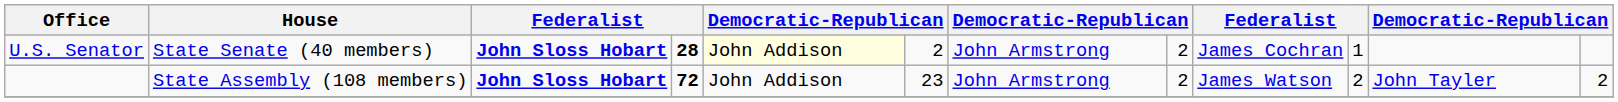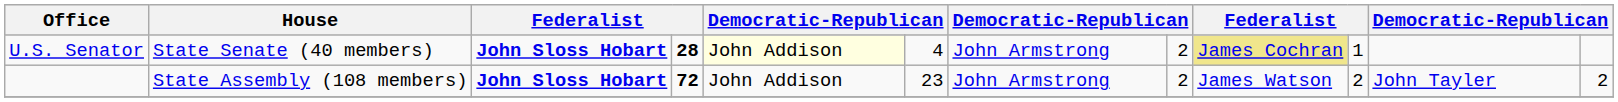(938, 50) 2 -> (938, 50) 4
(1270, 50) no background -> (1270, 50) khaki background
